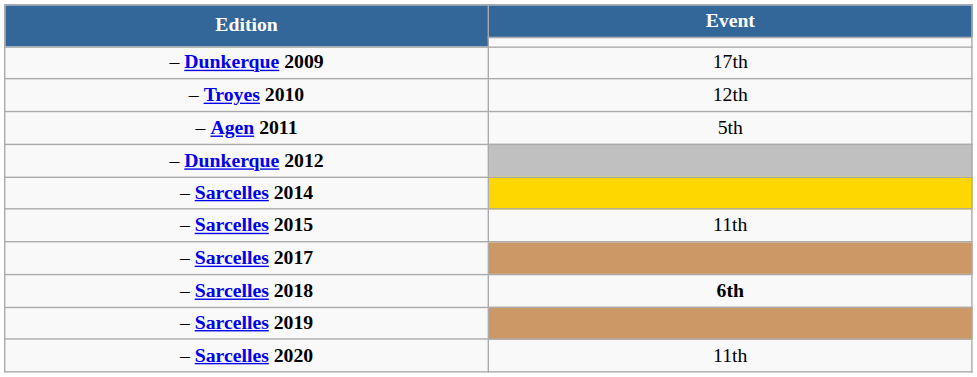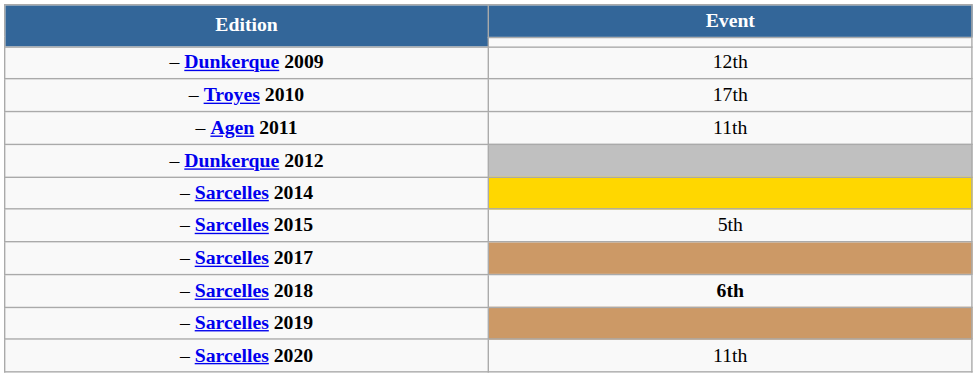(730, 62) 17th -> (730, 62) 12th
(730, 95) 12th -> (730, 95) 17th
(730, 128) 5th -> (730, 128) 11th
(730, 225) 11th -> (730, 225) 5th
